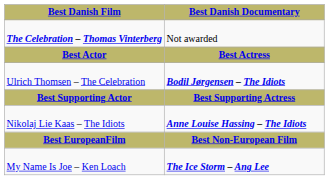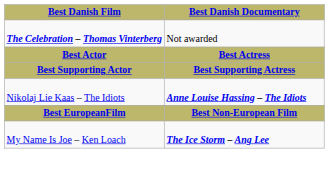- row: (76, 81)
